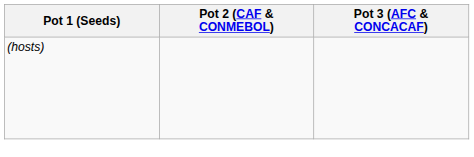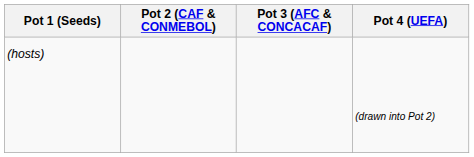+ column: (410, 20)
